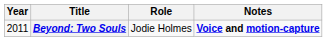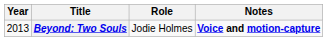(17, 28) 2011 -> (18, 28) 2013
